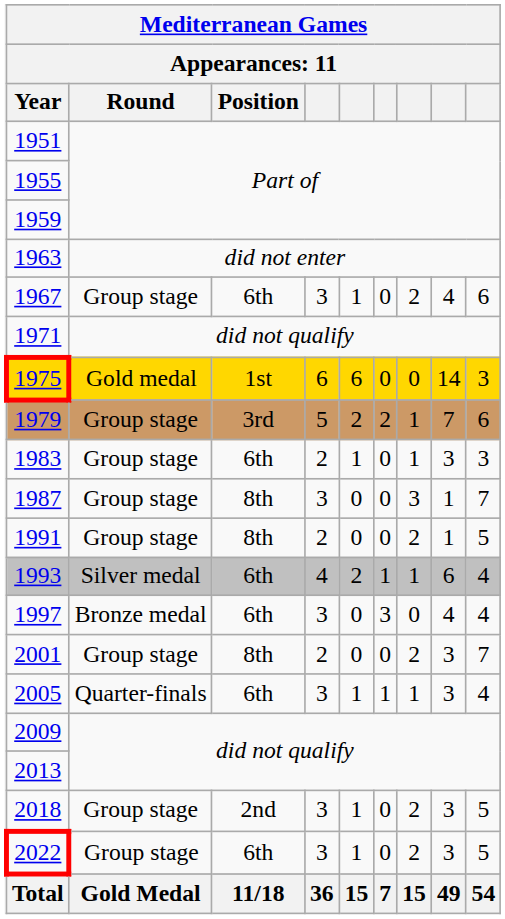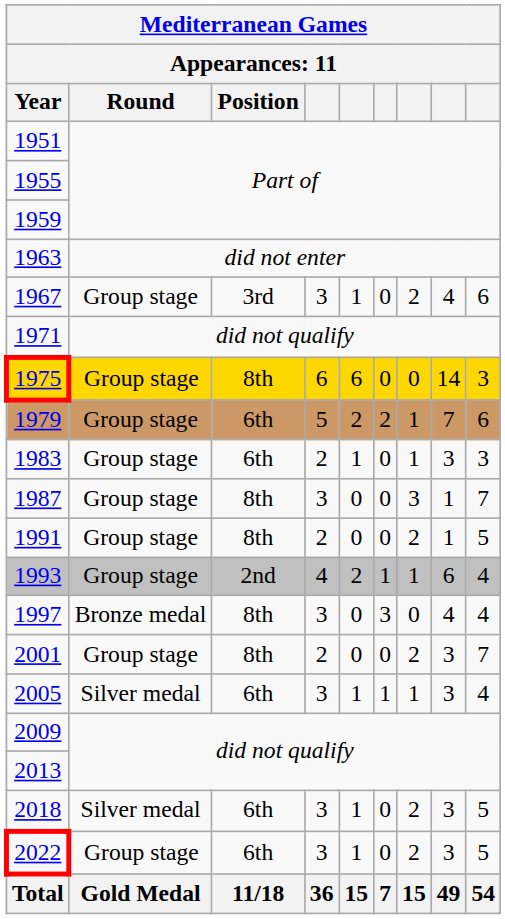(258, 297) 6th -> (258, 297) 3rd
(141, 378) Gold medal -> (141, 378) Group stage
(258, 378) 1st -> (258, 378) 8th
(258, 419) 3rd -> (258, 419) 6th
(141, 576) Silver medal -> (141, 576) Group stage
(258, 576) 6th -> (258, 576) 2nd
(258, 615) 6th -> (258, 615) 8th
(141, 693) Quarter-finals -> (141, 693) Silver medal
(141, 810) Group stage -> (141, 810) Silver medal
(258, 810) 2nd -> (258, 810) 6th
